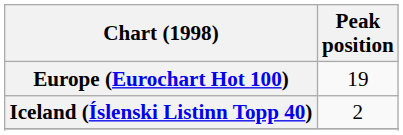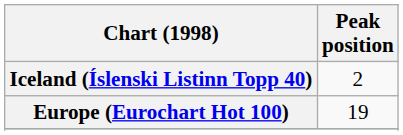rows swapped: (161, 78) <-> (161, 111)
